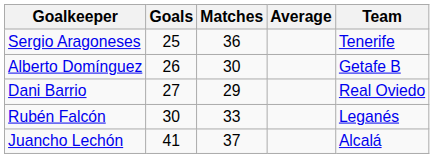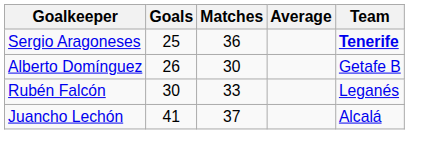(367, 41) normal -> (369, 41) bold
- row: (47, 91)
